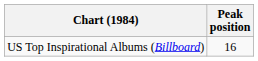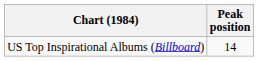(230, 46) 16 -> (230, 46) 14
